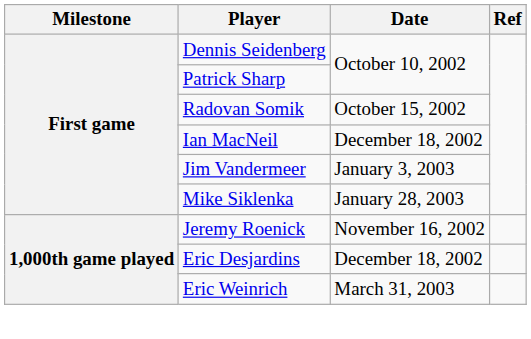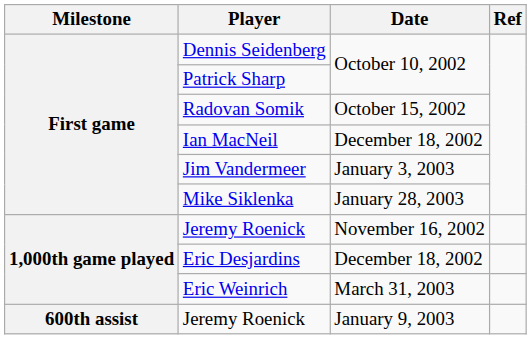+ row: (244, 318)
